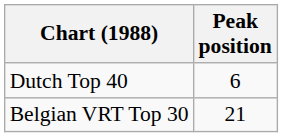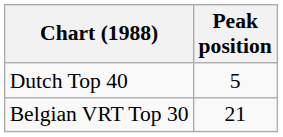(235, 80) 6 -> (235, 80) 5
